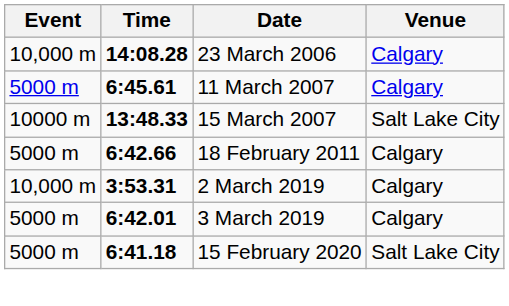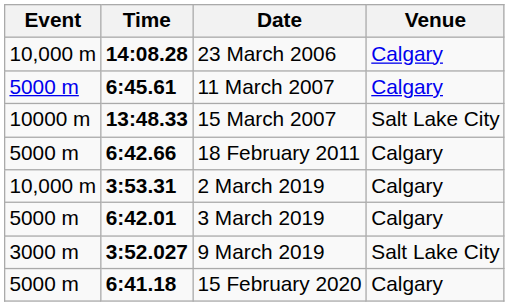+ row: (261, 251)
(435, 251) Salt Lake City -> (407, 284) Calgary
